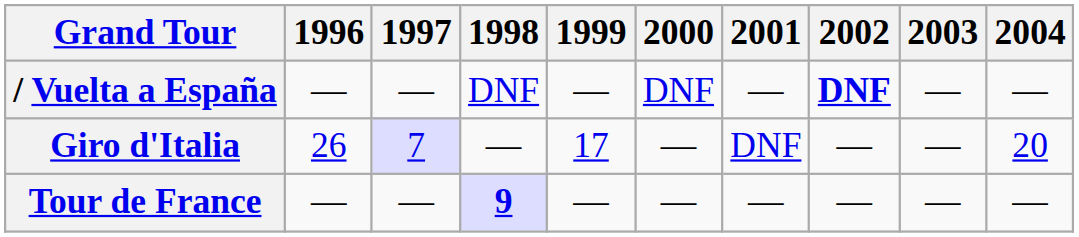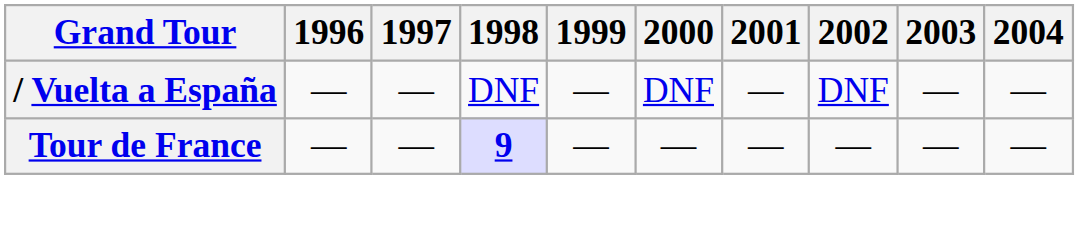(854, 88) bold -> (853, 88) normal
- row: (145, 145)
